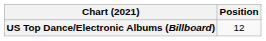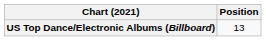(239, 28) 12 -> (239, 28) 13
